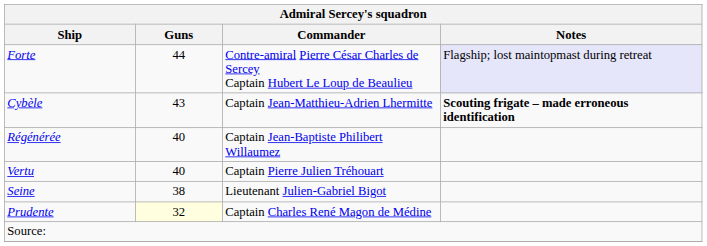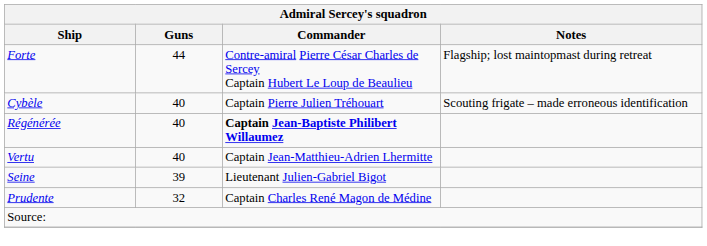(548, 54) lavender background -> (548, 54) no background
(179, 103) 43 -> (179, 103) 40
(329, 103) Captain Jean-Matthieu-Adrien Lhermitte -> (304, 103) Captain Pierre Julien Tréhouart
(536, 110) bold -> (566, 103) normal
(304, 144) normal -> (311, 130) bold
(304, 171) Captain Pierre Julien Tréhouart -> (329, 157) Captain Jean-Matthieu-Adrien Lhermitte
(179, 191) 38 -> (179, 177) 39
(179, 211) lightyellow background -> (179, 197) no background
